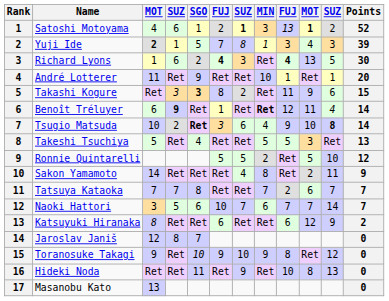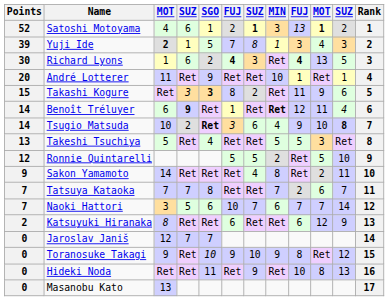columns swapped: (19, 13) <-> (364, 13)
(176, 239) 8 -> (188, 239) 7
